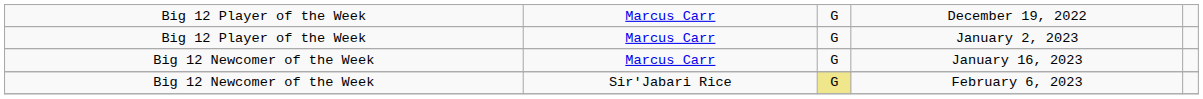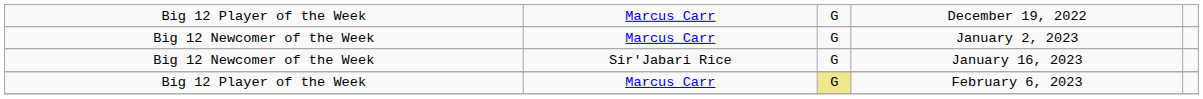(264, 38) Big 12 Player of the Week -> (264, 38) Big 12 Newcomer of the Week
(670, 60) Marcus Carr -> (670, 60) Sir'Jabari Rice
(264, 82) Big 12 Newcomer of the Week -> (264, 82) Big 12 Player of the Week
(670, 82) Sir'Jabari Rice -> (670, 82) Marcus Carr
